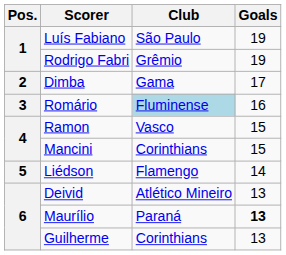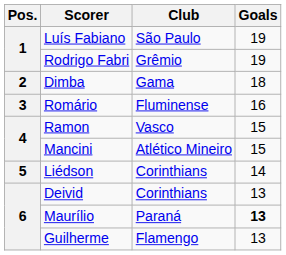(258, 82) 17 -> (258, 82) 18
(172, 104) lightblue background -> (172, 104) no background
(171, 149) Corinthians -> (184, 149) Atlético Mineiro
(167, 171) Flamengo -> (171, 171) Corinthians
(184, 194) Atlético Mineiro -> (171, 194) Corinthians
(171, 238) Corinthians -> (167, 238) Flamengo
